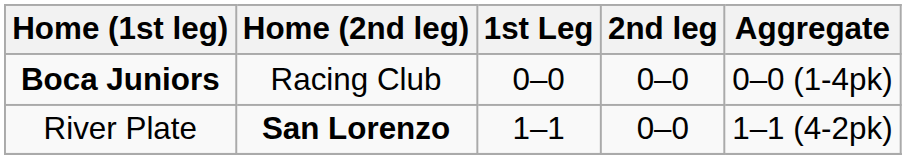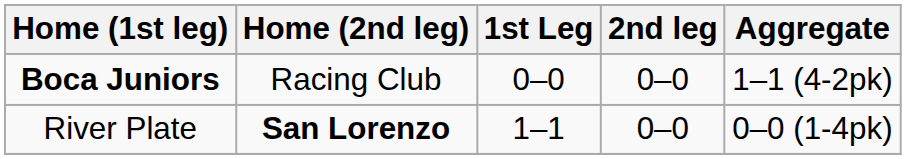(812, 79) 0–0 (1-4pk) -> (812, 79) 1–1 (4-2pk)
(812, 128) 1–1 (4-2pk) -> (812, 128) 0–0 (1-4pk)
